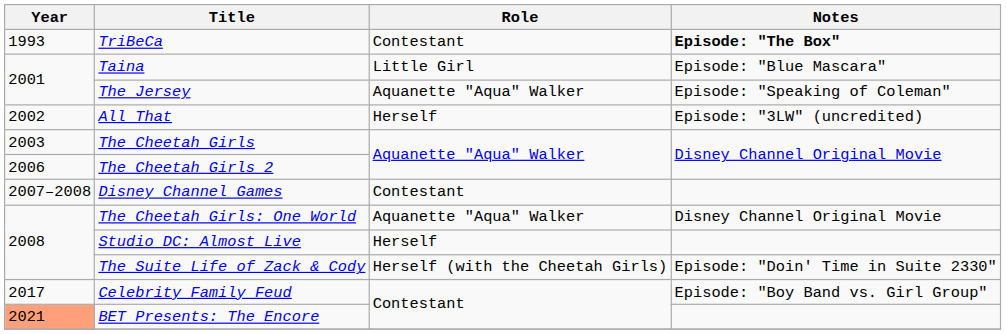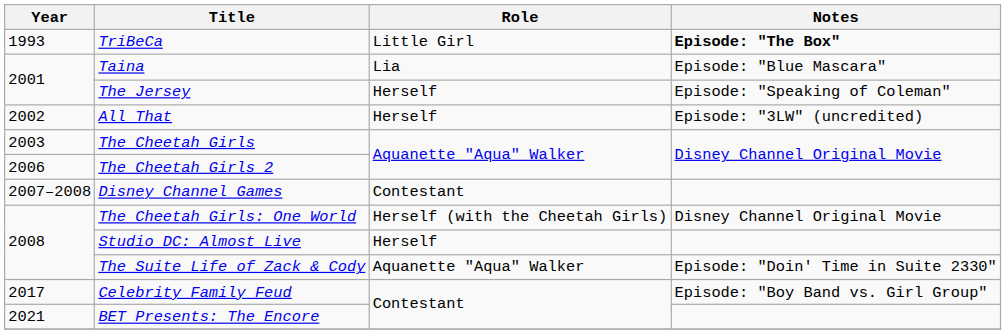(419, 42) Contestant -> (423, 42) Little Girl
(423, 67) Little Girl -> (386, 67) Lia
(479, 92) Aquanette "Aqua" Walker -> (405, 92) Herself
(479, 217) Aquanette "Aqua" Walker -> (520, 217) Herself (with the Cheetah Girls)
(520, 267) Herself (with the Cheetah Girls) -> (479, 267) Aquanette "Aqua" Walker
(27, 317) lightsalmon background -> (27, 317) no background
